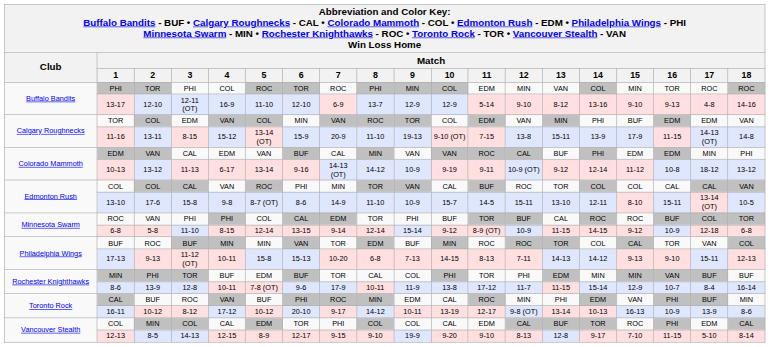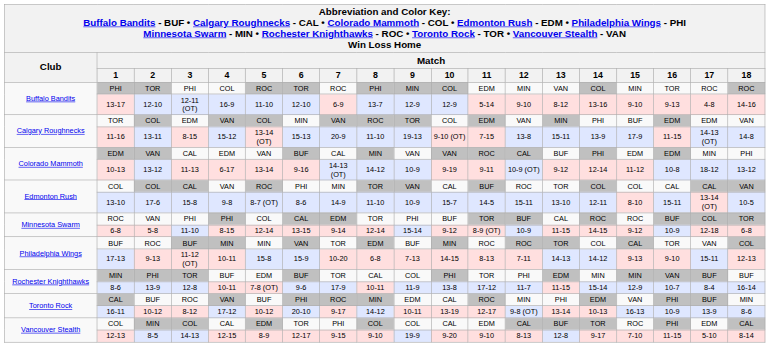(301, 137) 15-9 -> (301, 137) 15-13
(301, 259) 15-13 -> (301, 259) 15-9
